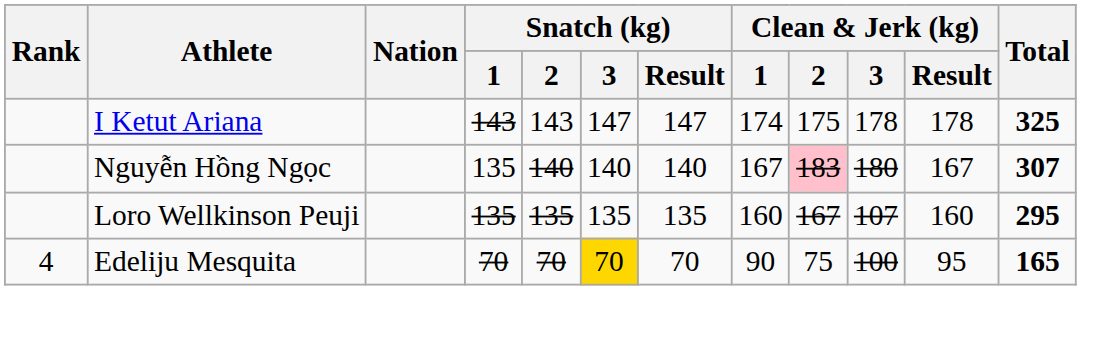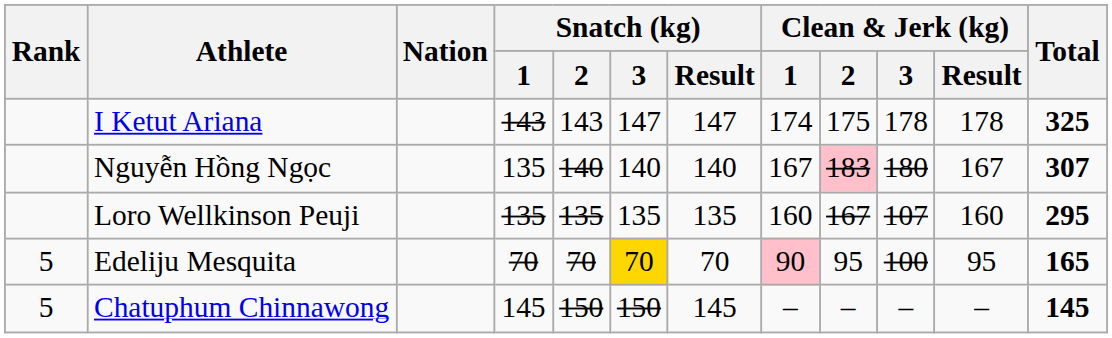(46, 261) 4 -> (46, 261) 5
(761, 261) no background -> (790, 261) pink background
(818, 261) 75 -> (848, 261) 95
+ row: (242, 307)
